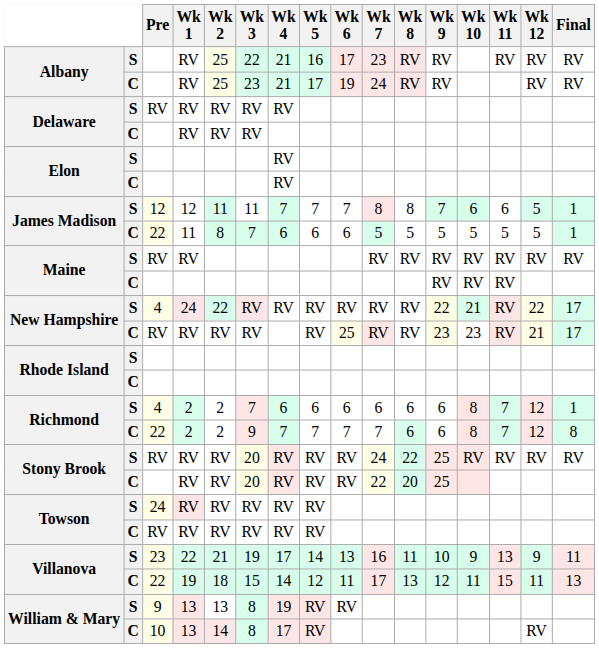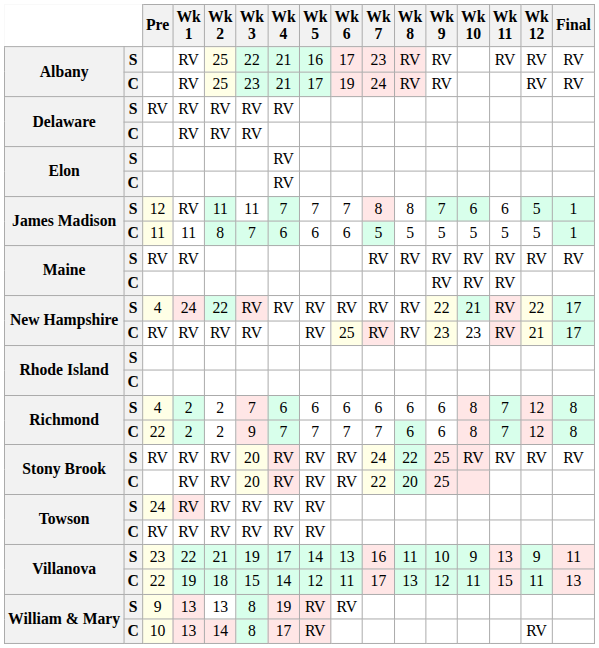(189, 208) 12 -> (189, 208) RV
(158, 233) 22 -> (158, 233) 11
(573, 407) 1 -> (573, 407) 8
